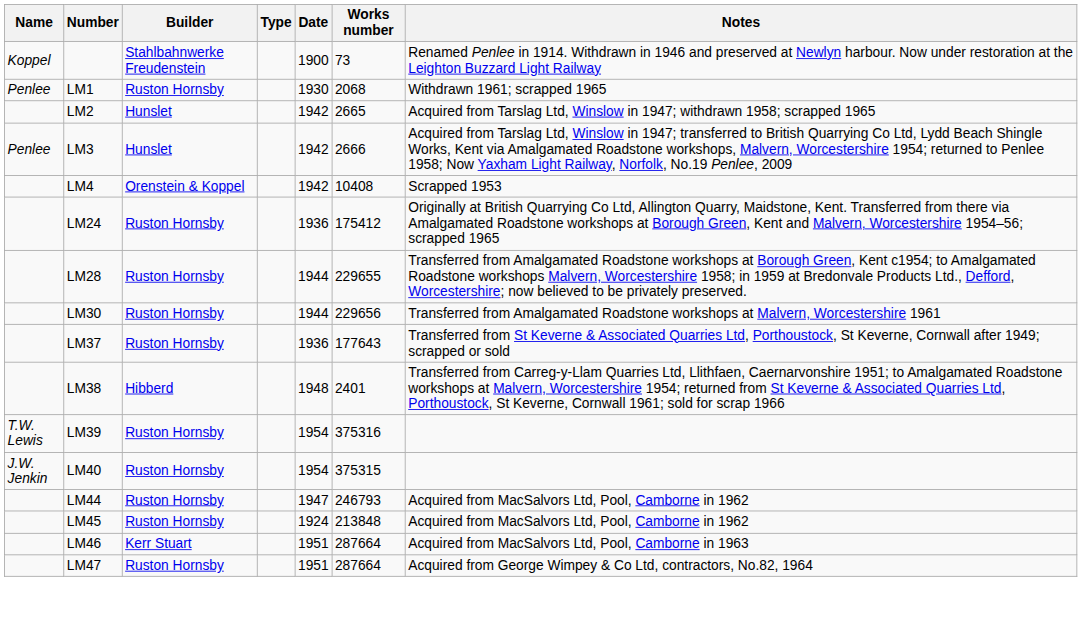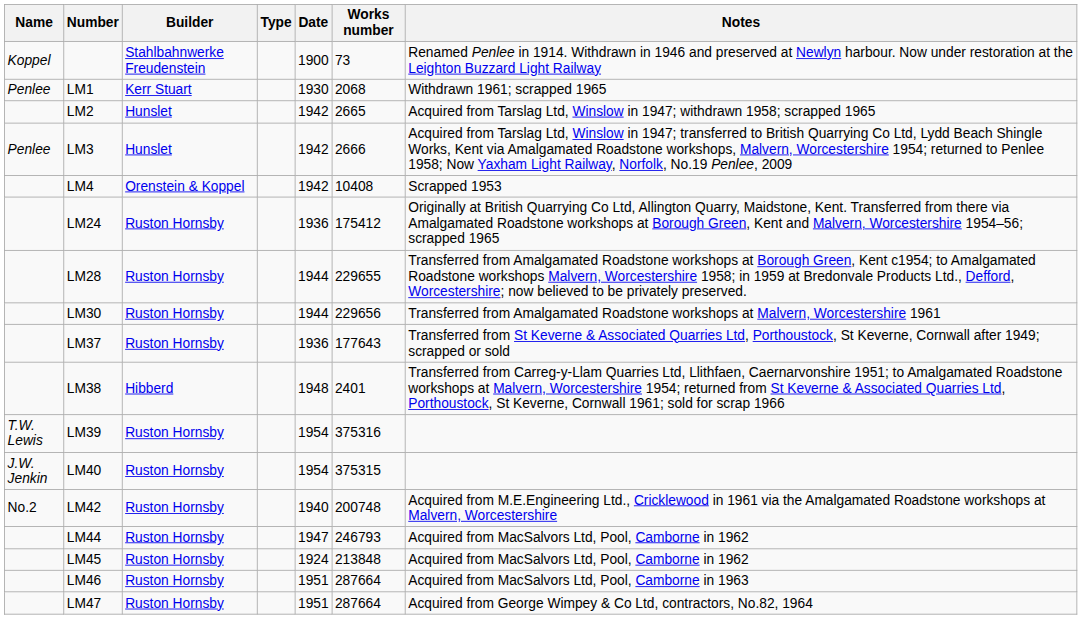(174, 90) Ruston Hornsby -> (158, 90) Kerr Stuart
+ row: (84, 508)
(158, 543) Kerr Stuart -> (174, 581) Ruston Hornsby
